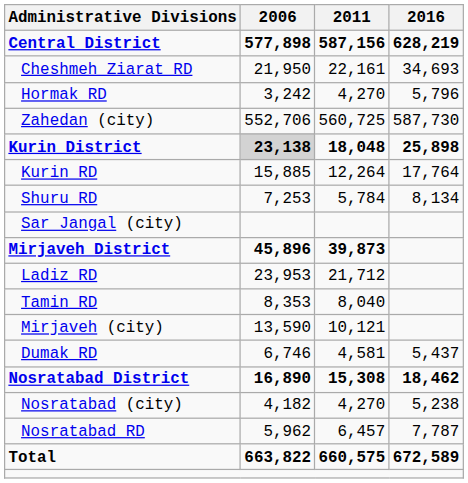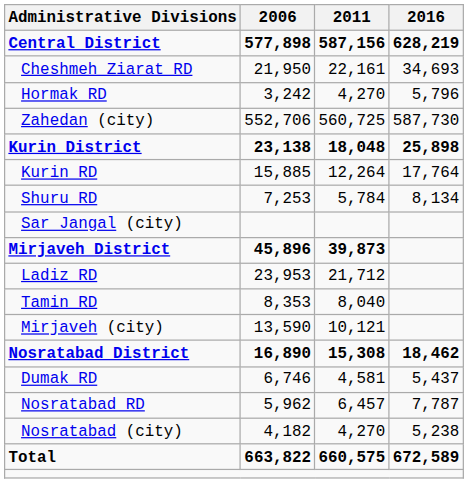(282, 147) lightgrey background -> (282, 147) no background
rows swapped: (99, 379) <-> (59, 354)
rows swapped: (83, 431) <-> (102, 405)
